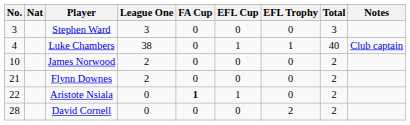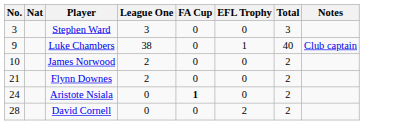- column: (238, 12)
(14, 45) 4 -> (14, 45) 9
(14, 95) 22 -> (14, 95) 24
